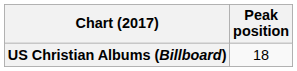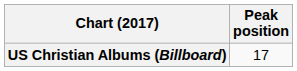(261, 54) 18 -> (261, 54) 17
